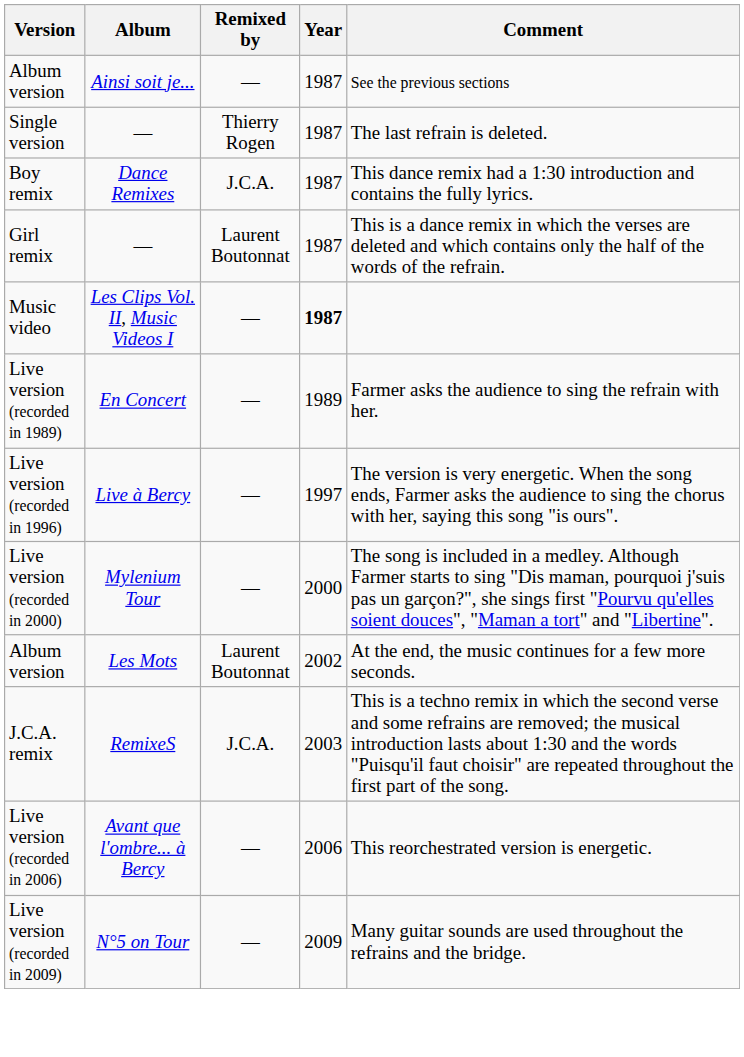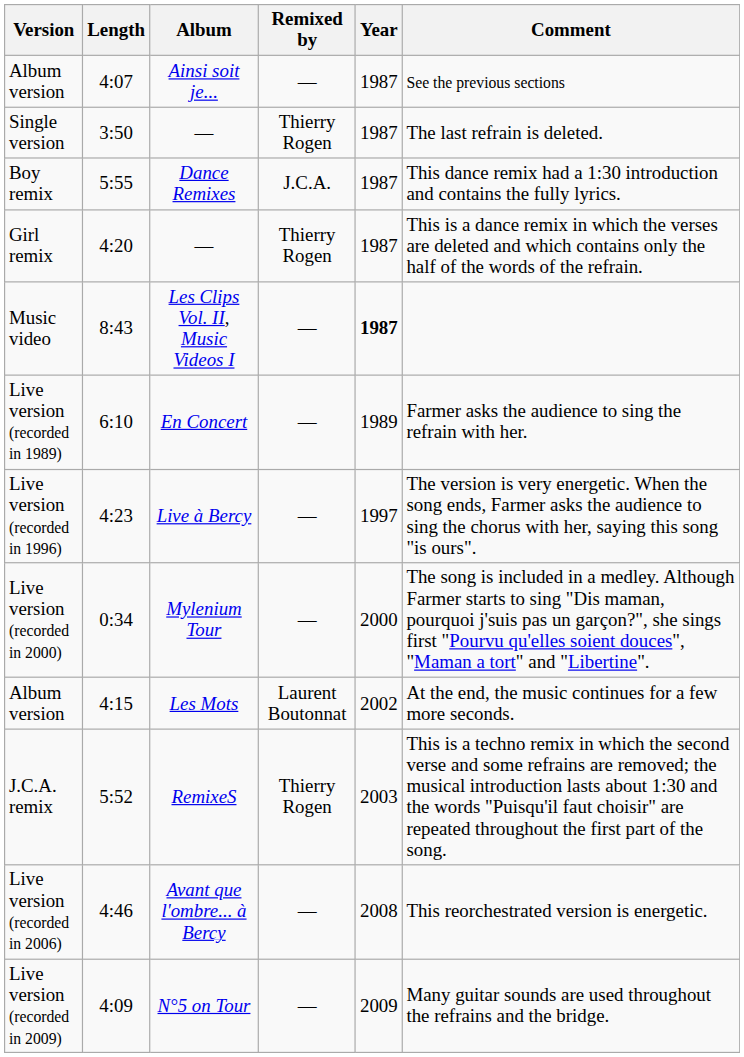+ column: (116, 30)
(250, 245) Laurent Boutonnat -> (307, 245) Thierry Rogen
(250, 743) J.C.A. -> (307, 796) Thierry Rogen
(323, 847) 2006 -> (379, 911) 2008
